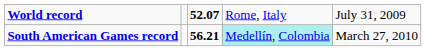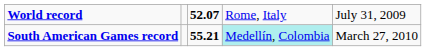(205, 35) 56.21 -> (205, 35) 55.21
